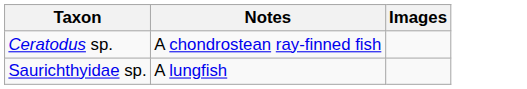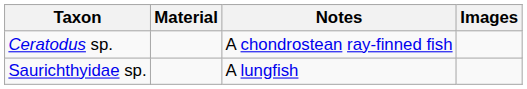+ column: (186, 17)
